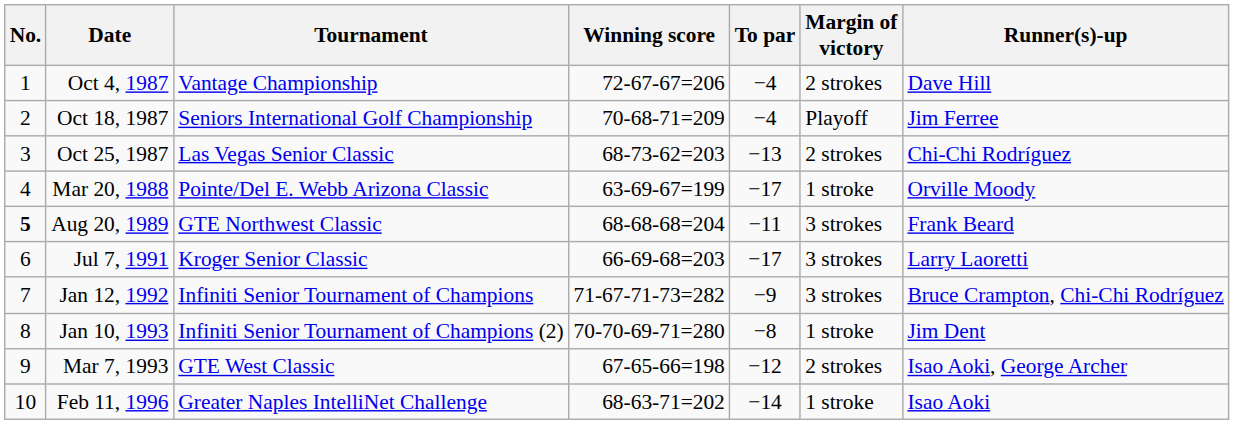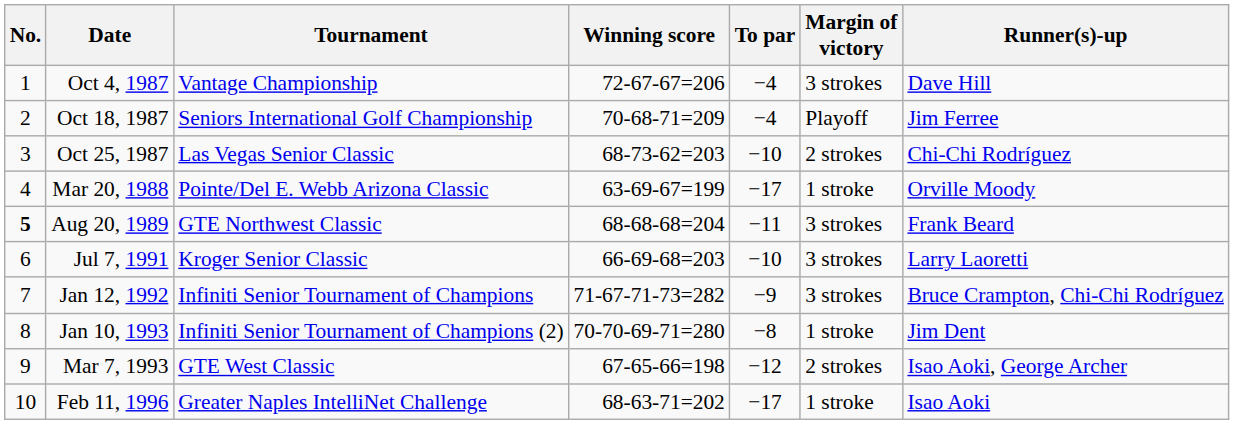(844, 83) 2 strokes -> (844, 83) 3 strokes
(765, 153) −13 -> (765, 153) −10
(765, 259) −17 -> (765, 259) −10
(765, 401) −14 -> (765, 401) −17
